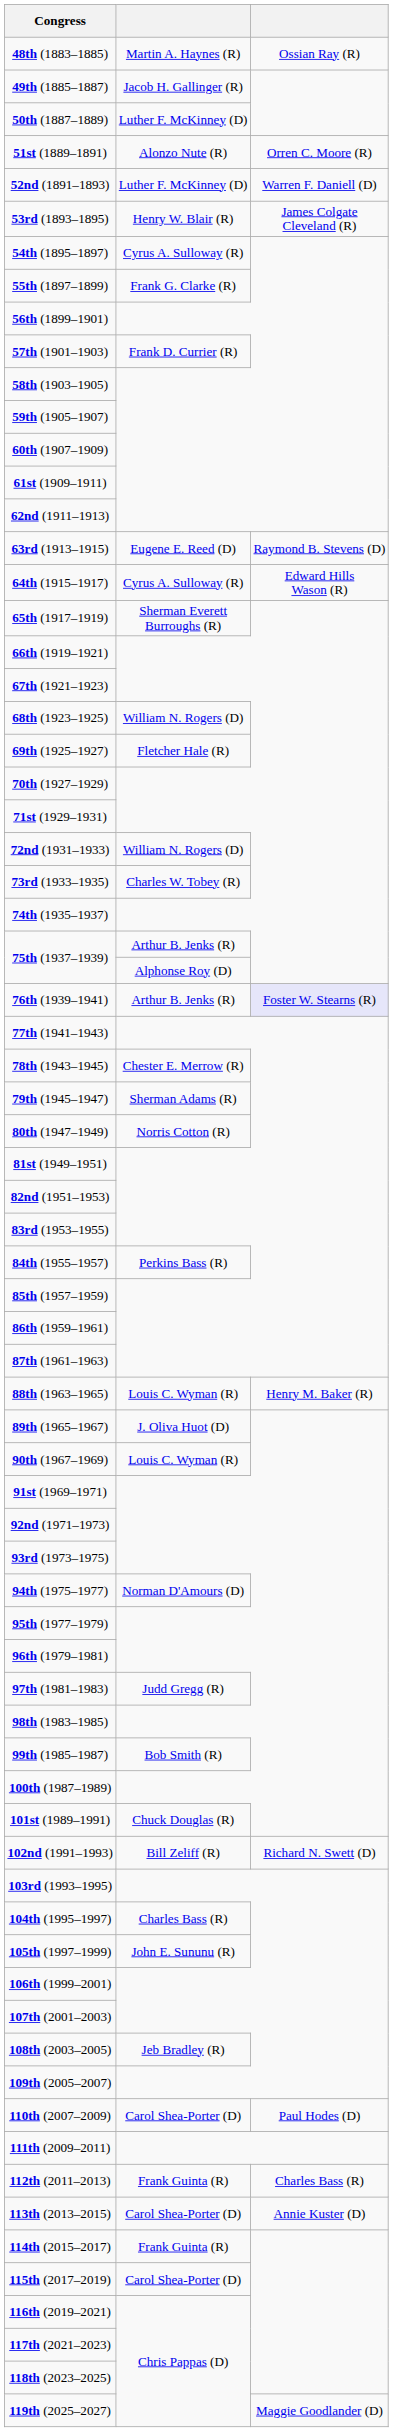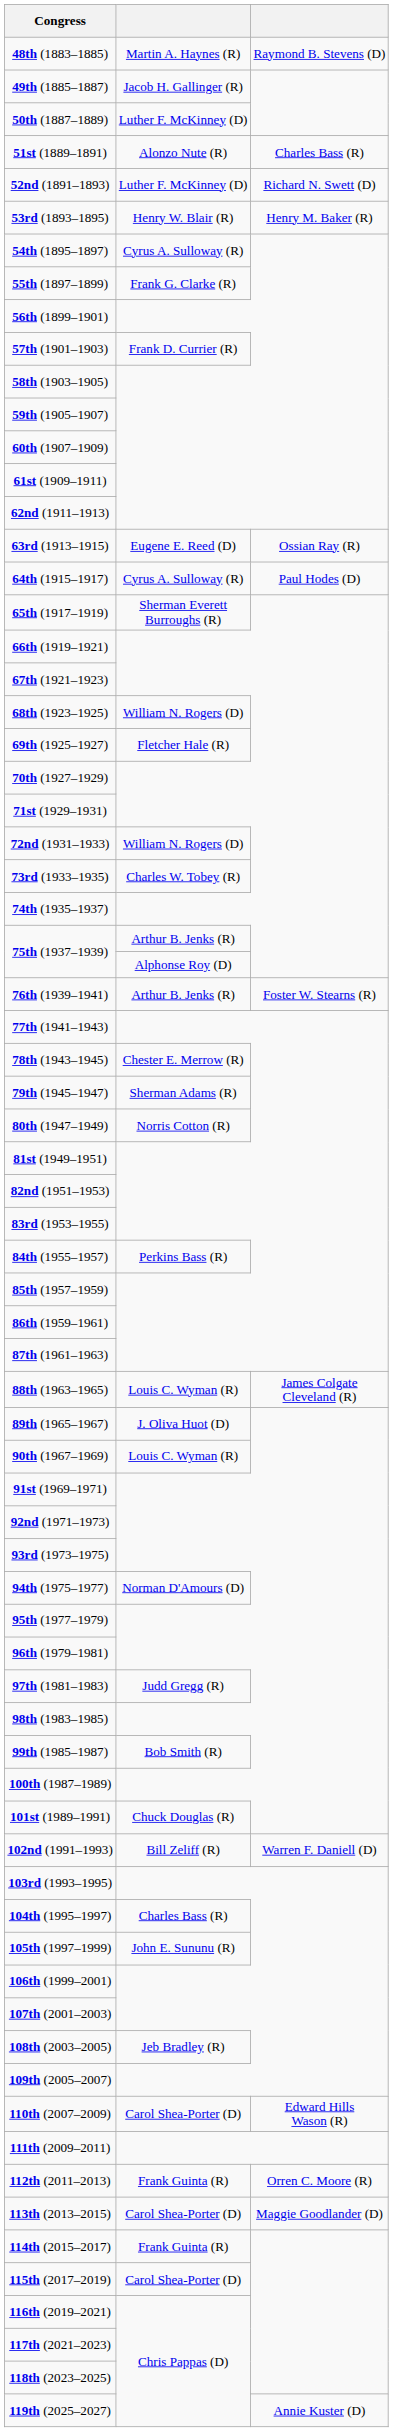(319, 53) Ossian Ray (R) -> (320, 53) Raymond B. Stevens (D)
(319, 152) Orren C. Moore (R) -> (319, 152) Charles Bass (R)
(320, 184) Warren F. Daniell (D) -> (319, 184) Richard N. Swett (D)
(319, 219) James Colgate Cleveland (R) -> (319, 217) Henry M. Baker (R)
(320, 548) Raymond B. Stevens (D) -> (319, 545) Ossian Ray (R)
(319, 582) Edward Hills Wason (R) -> (320, 578) Paul Hodes (D)
(319, 1000) lavender background -> (319, 994) no background
(319, 1393) Henry M. Baker (R) -> (319, 1389) James Colgate Cleveland (R)
(319, 1852) Richard N. Swett (D) -> (320, 1850) Warren F. Daniell (D)
(320, 2115) Paul Hodes (D) -> (319, 2113) Edward Hills Wason (R)
(319, 2180) Charles Bass (R) -> (319, 2180) Orren C. Moore (R)
(320, 2213) Annie Kuster (D) -> (319, 2213) Maggie Goodlander (D)
(319, 2410) Maggie Goodlander (D) -> (320, 2410) Annie Kuster (D)
